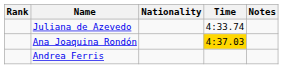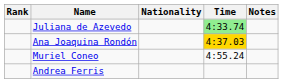(225, 27) no background -> (225, 27) lightgreen background
+ row: (66, 56)
